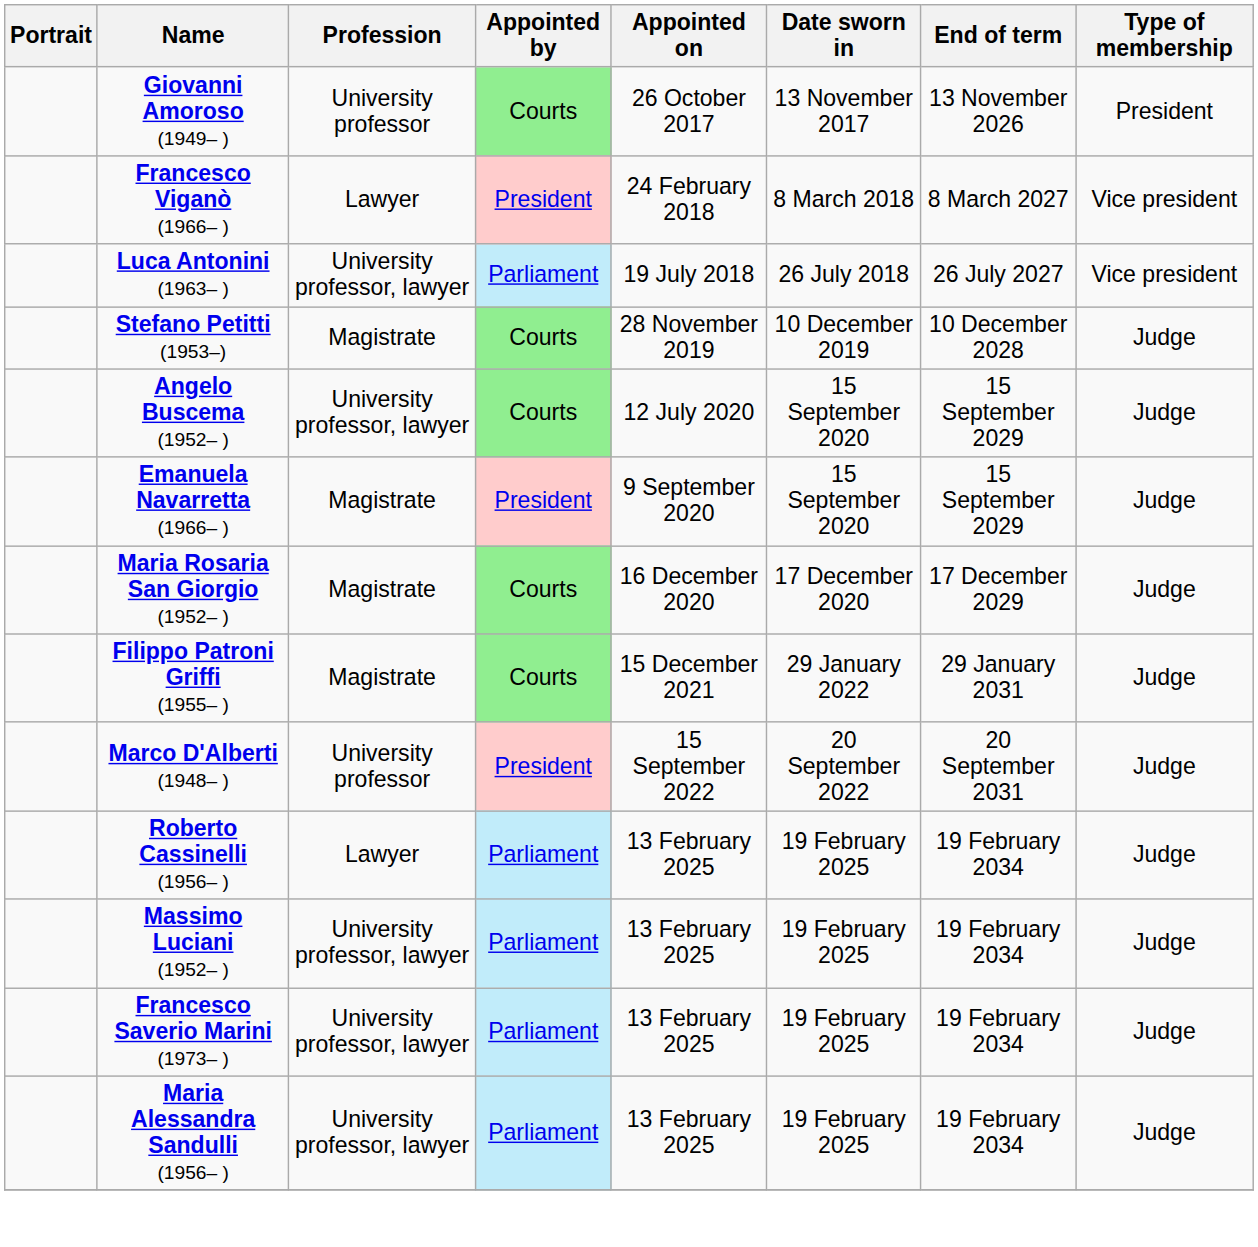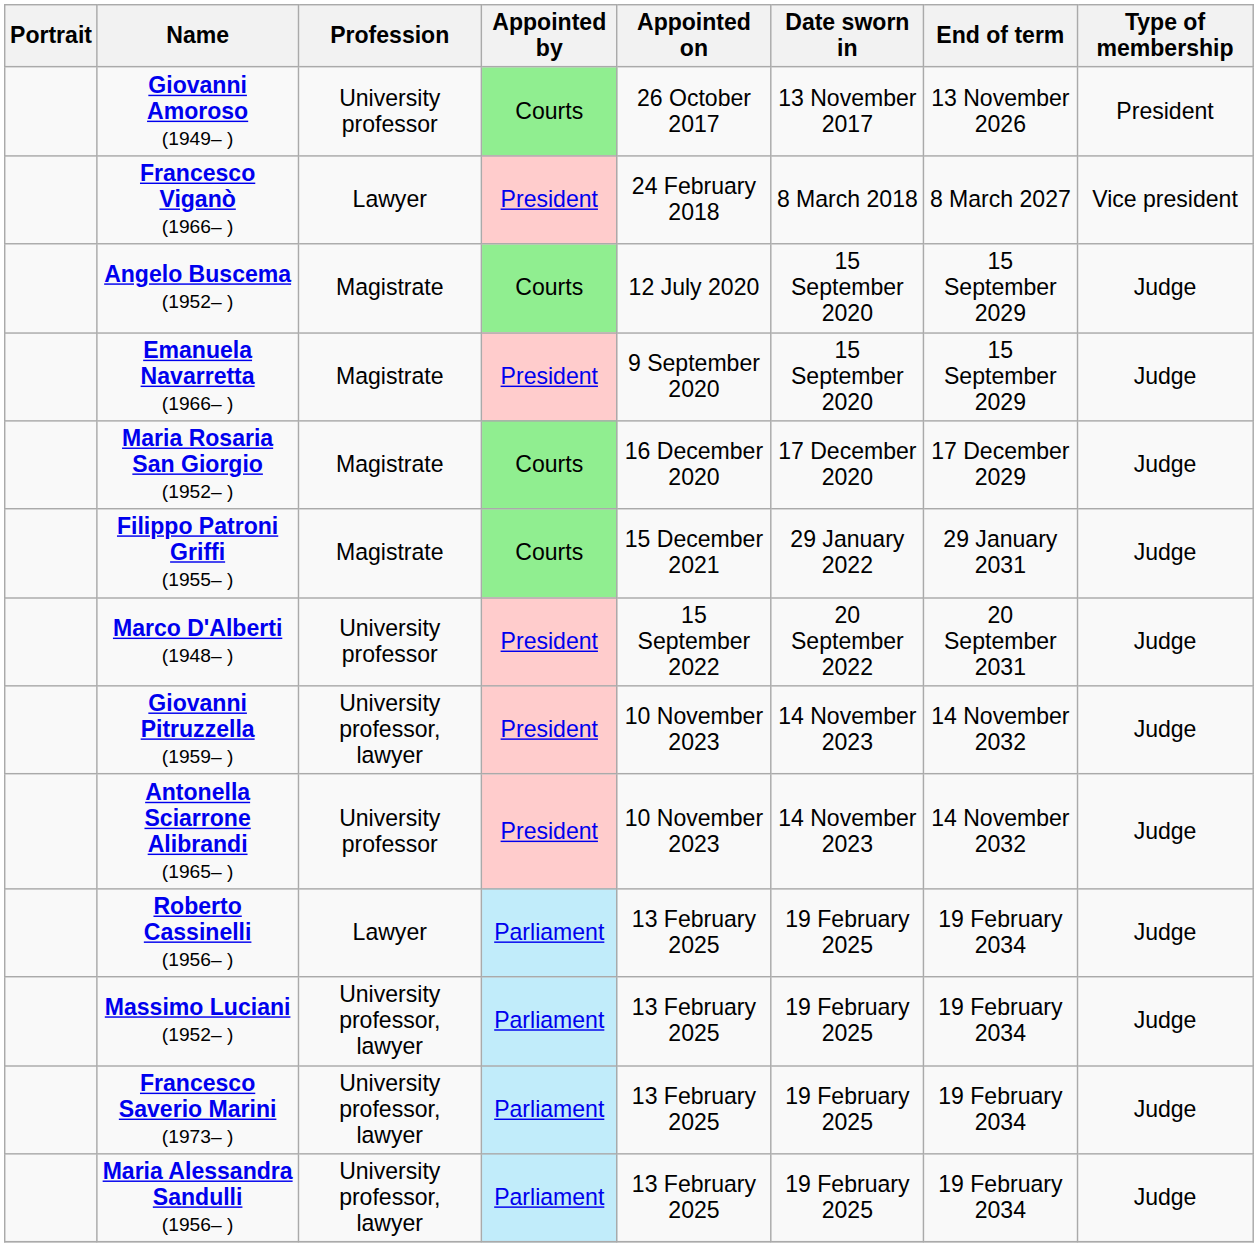- row: (193, 274)
- row: (193, 337)
(382, 412) University professor, lawyer -> (390, 287) Magistrate
+ row: (198, 729)
+ row: (198, 831)
